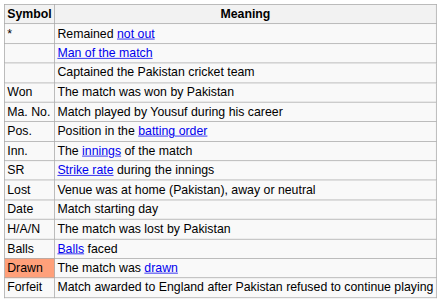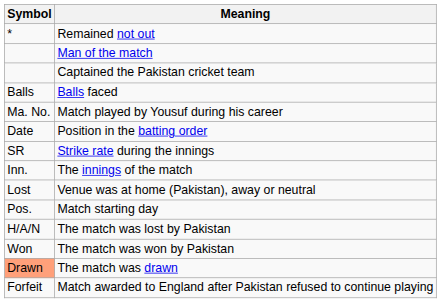rows swapped: (88, 248) <-> (146, 92)
(20, 131) Pos. -> (20, 131) Date
rows swapped: (125, 151) <-> (136, 170)
(20, 209) Date -> (20, 209) Pos.
